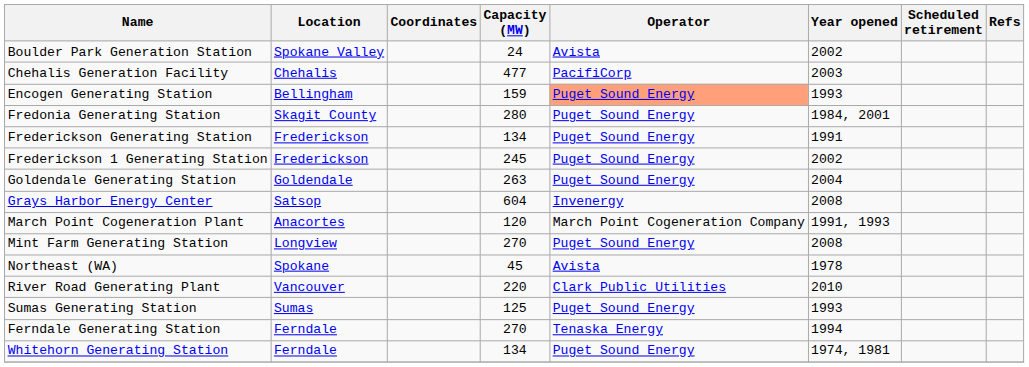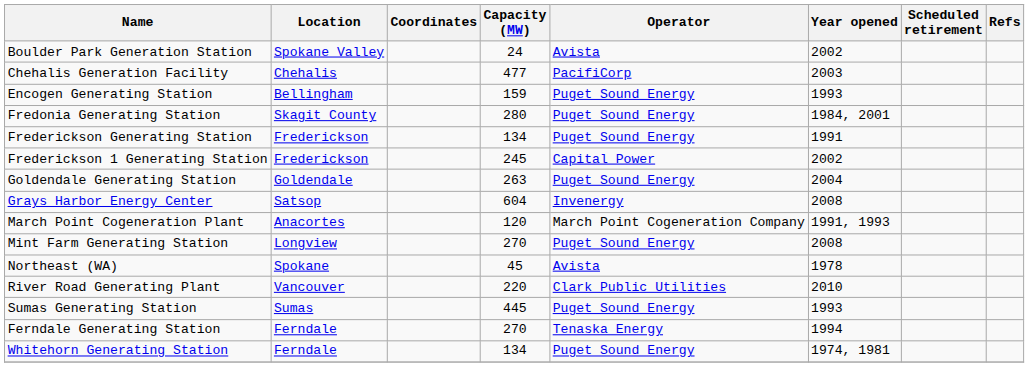(624, 95) lightsalmon background -> (624, 95) no background
(624, 159) Puget Sound Energy -> (604, 159) Capital Power
(515, 309) 125 -> (515, 309) 445
